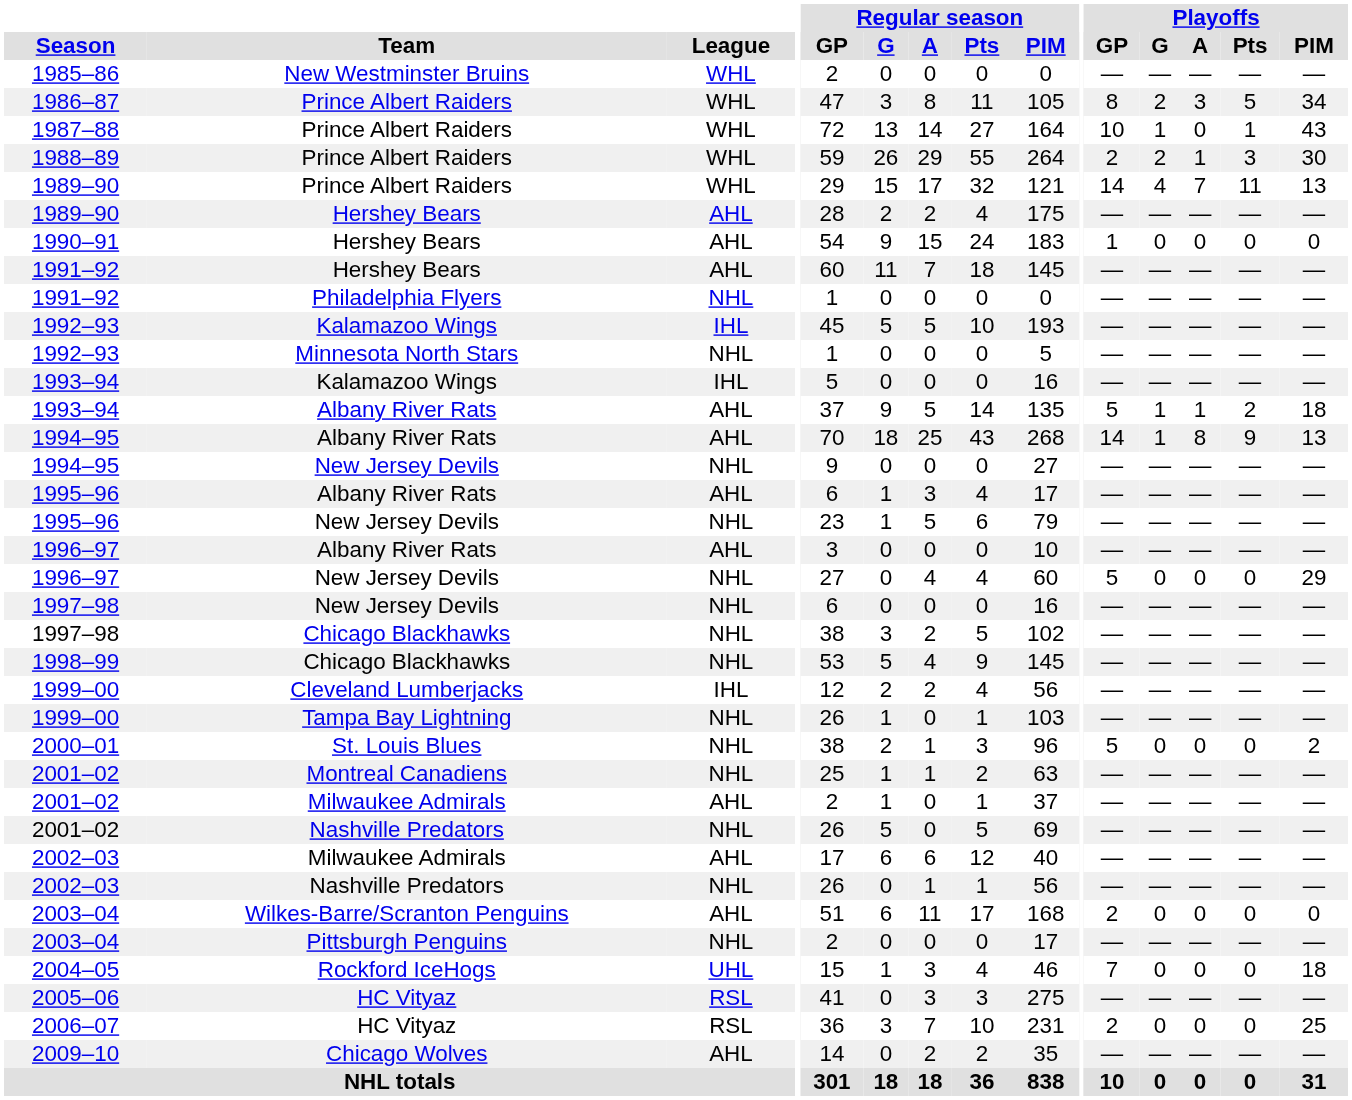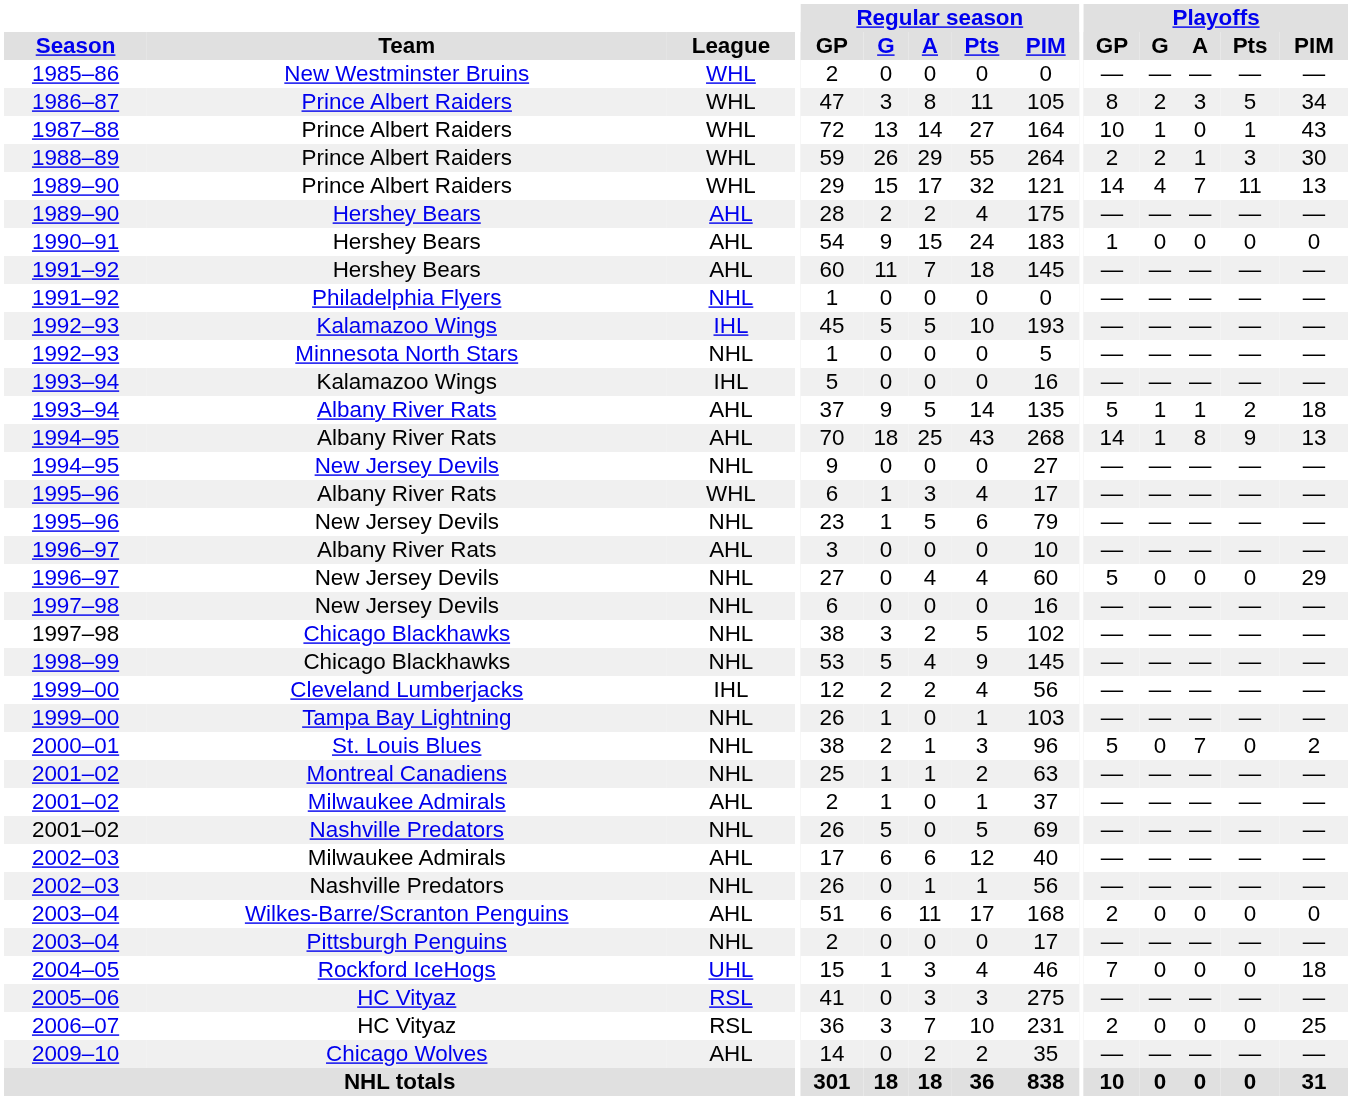(731, 493) AHL -> (731, 493) WHL
(1200, 745) 0 -> (1200, 745) 7
